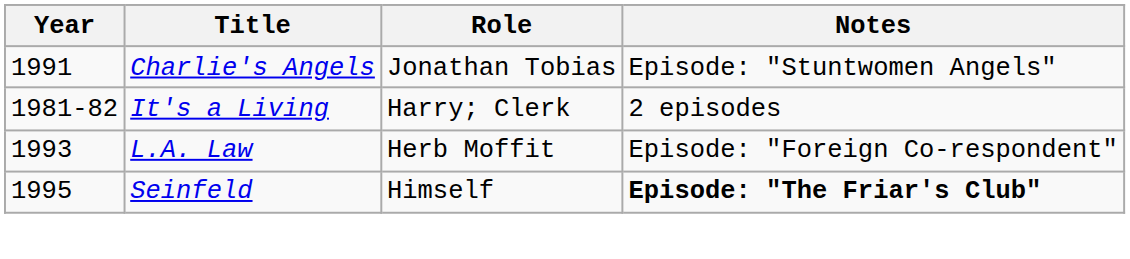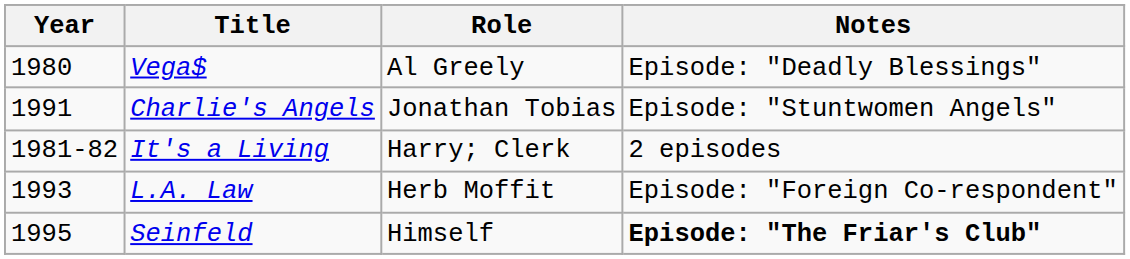+ row: (168, 67)
